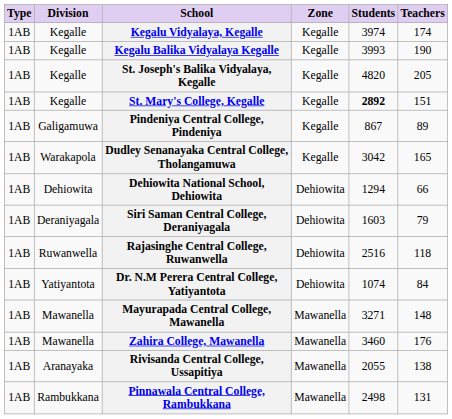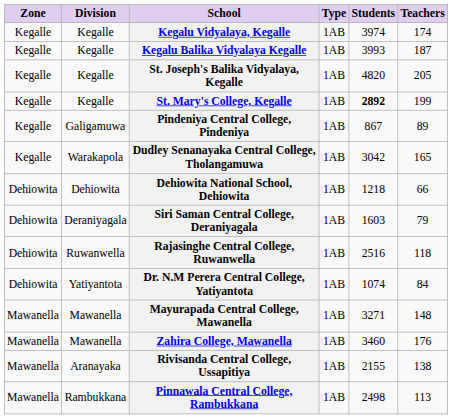columns swapped: (320, 13) <-> (19, 13)
(423, 50) 190 -> (423, 50) 187
(423, 100) 151 -> (423, 100) 199
(373, 189) 1294 -> (373, 189) 1218
(373, 366) 2055 -> (373, 366) 2155
(423, 397) 131 -> (423, 397) 113
